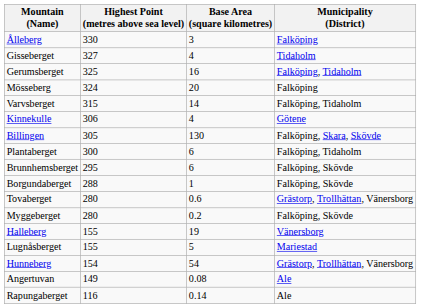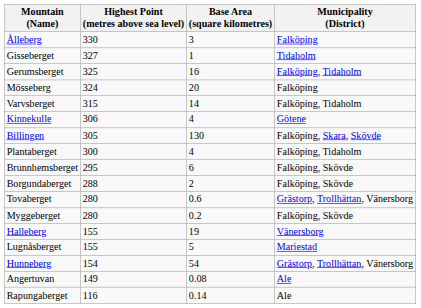(191, 55) 4 -> (191, 55) 1
(191, 151) 6 -> (191, 151) 4
(191, 183) 1 -> (191, 183) 2
